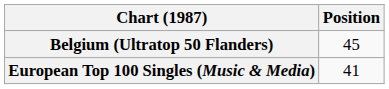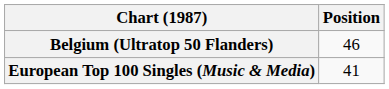(351, 44) 45 -> (351, 44) 46
